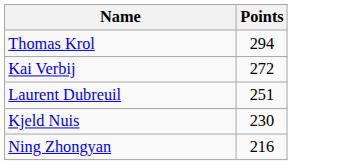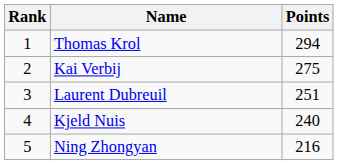+ column: (27, 17)
(262, 69) 272 -> (308, 69) 275
(262, 120) 230 -> (308, 120) 240
